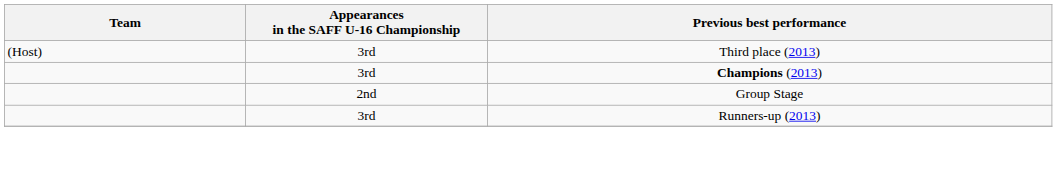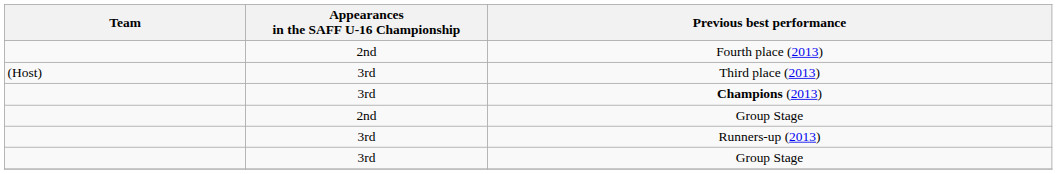+ row: (366, 51)
+ row: (366, 158)
